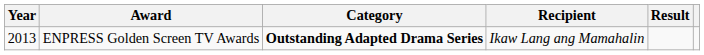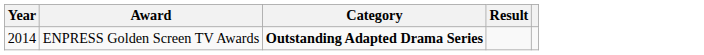- column: (567, 15)
(22, 38) 2013 -> (22, 38) 2014
